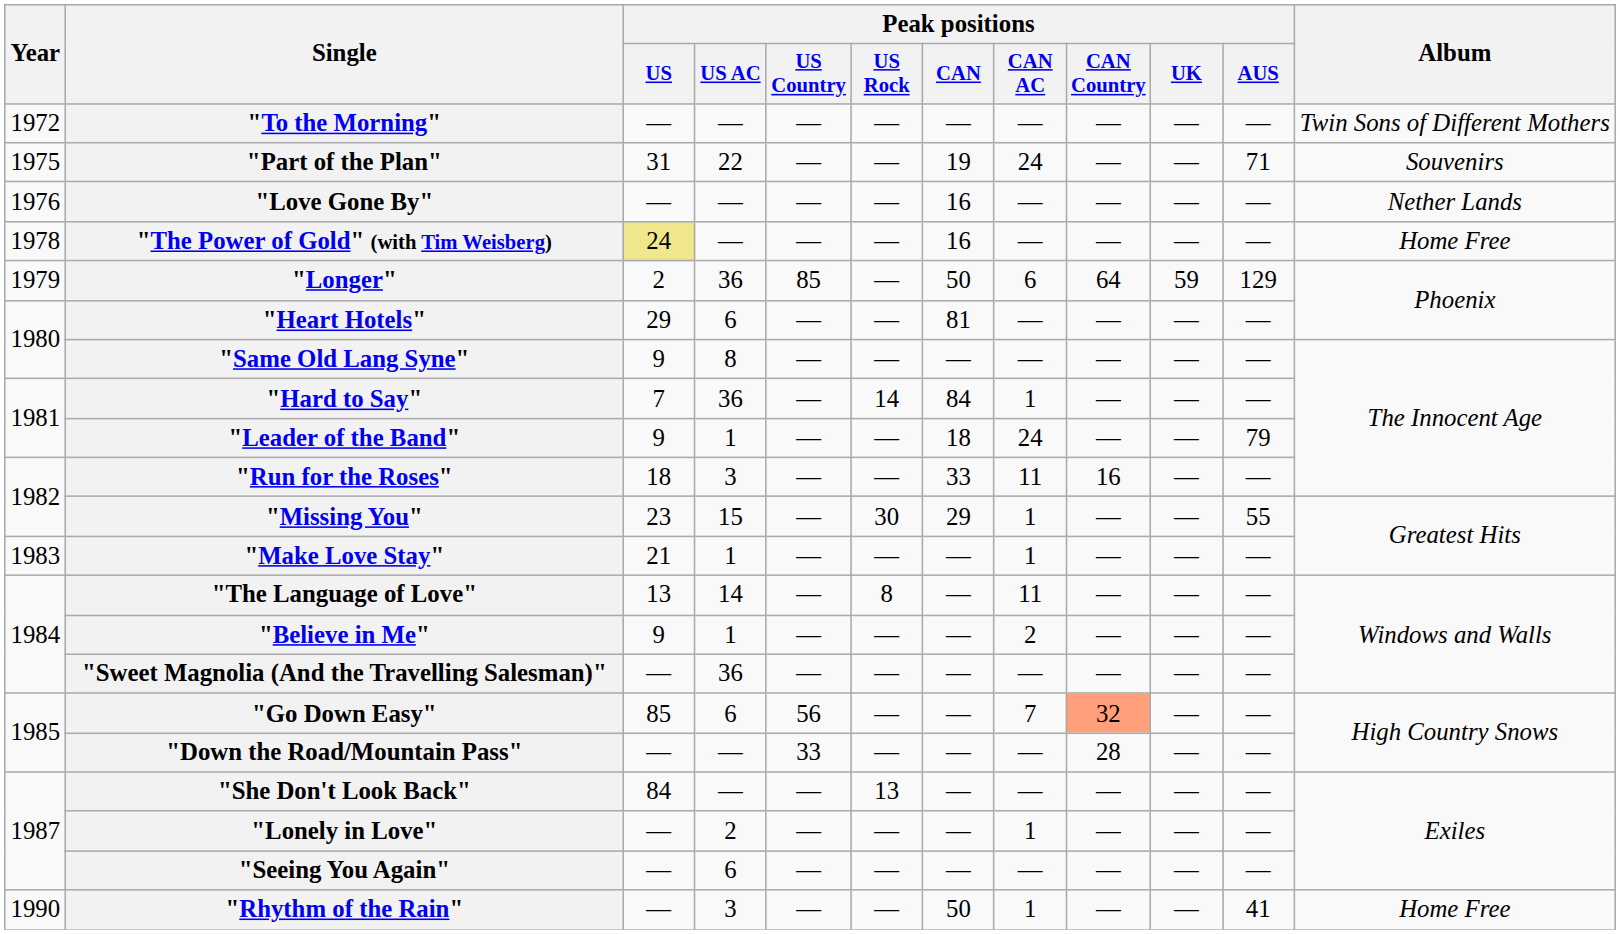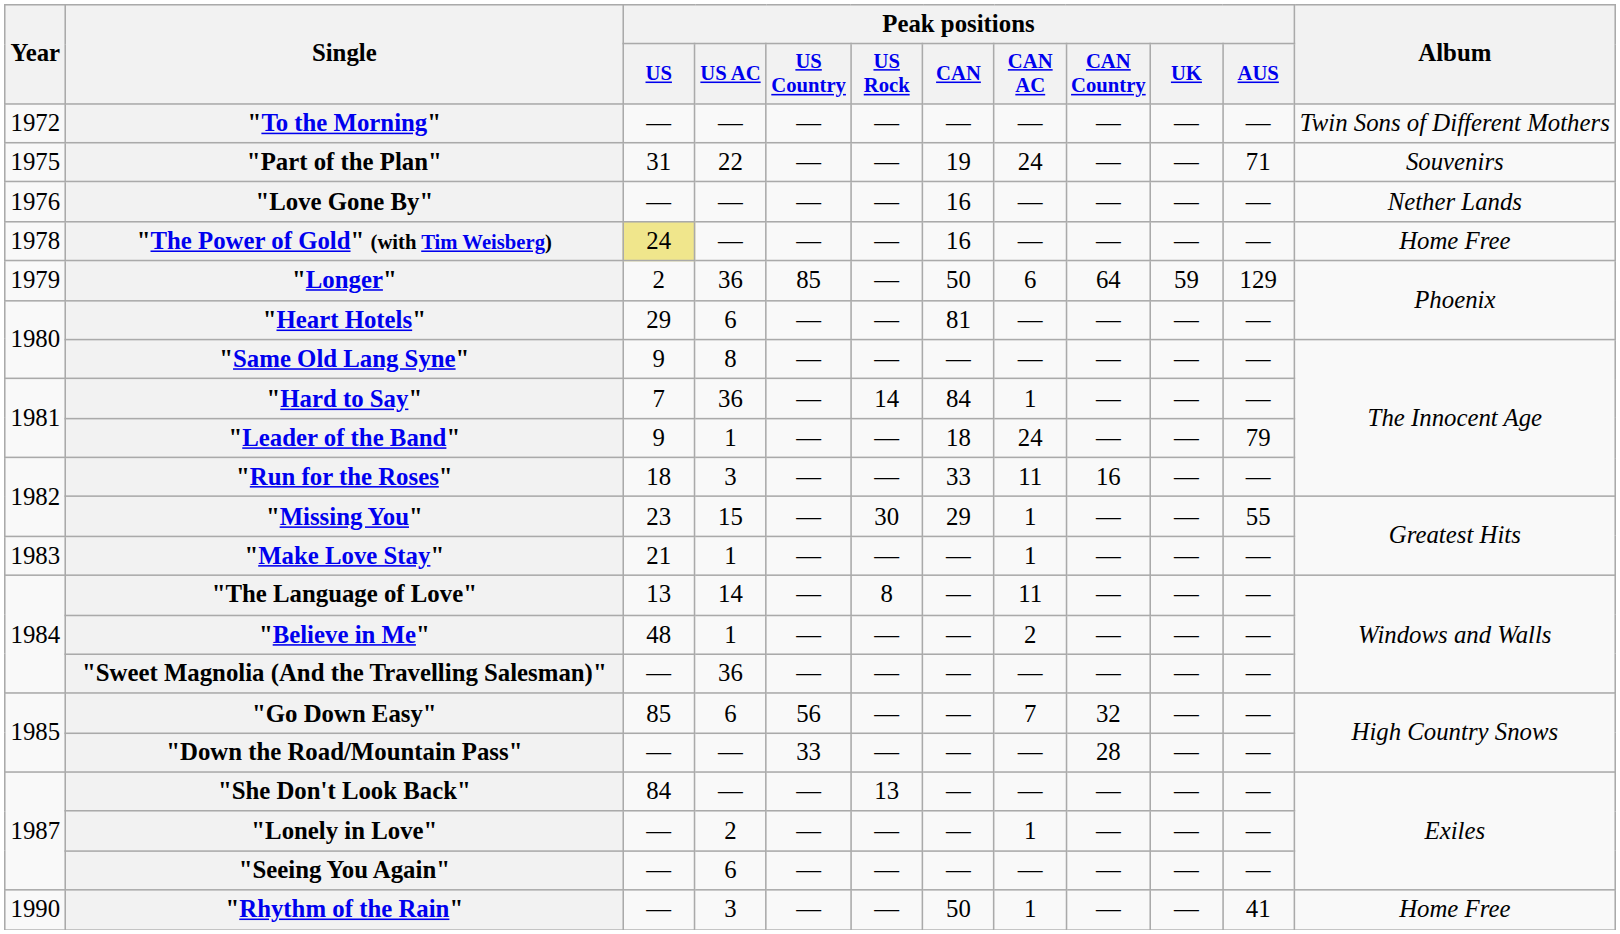(659, 634) 9 -> (659, 634) 48
(1108, 712) lightsalmon background -> (1108, 712) no background
